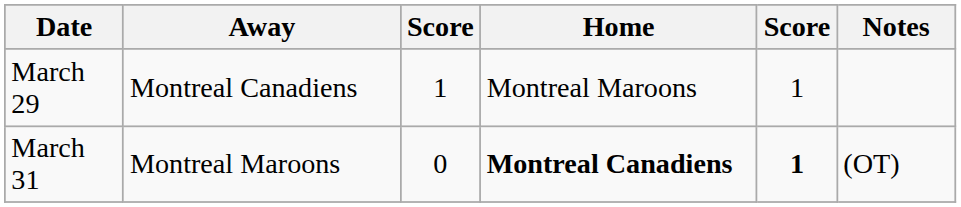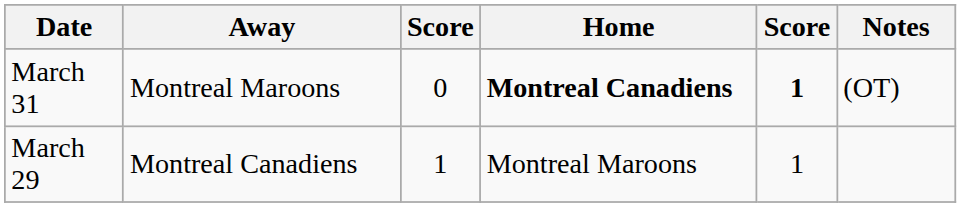rows swapped: (48, 87) <-> (48, 163)
